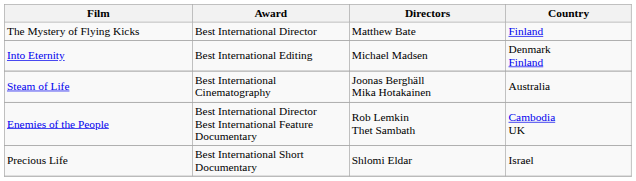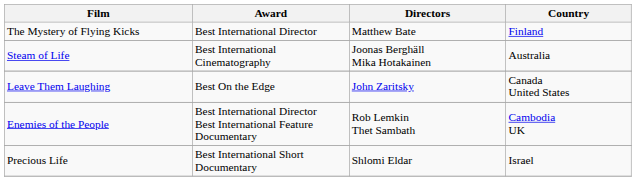- row: (36, 55)
+ row: (59, 86)
